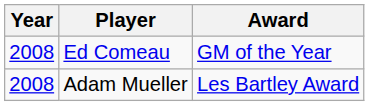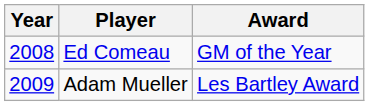(32, 84) 2008 -> (32, 84) 2009
